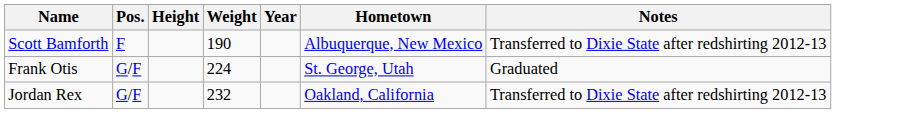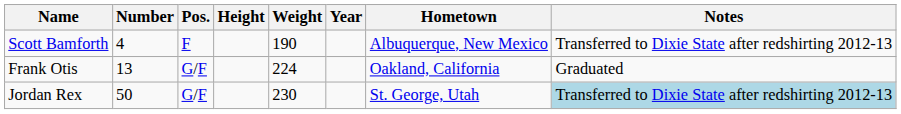+ column: (145, 17)
(359, 69) St. George, Utah -> (435, 69) Oakland, California
(219, 95) 232 -> (285, 95) 230
(369, 95) Oakland, California -> (425, 95) St. George, Utah
(658, 95) no background -> (724, 95) lightblue background
